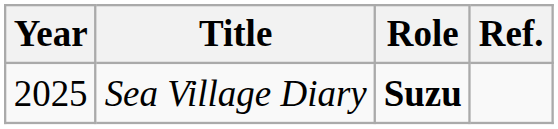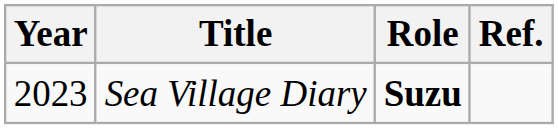(51, 92) 2025 -> (51, 92) 2023
